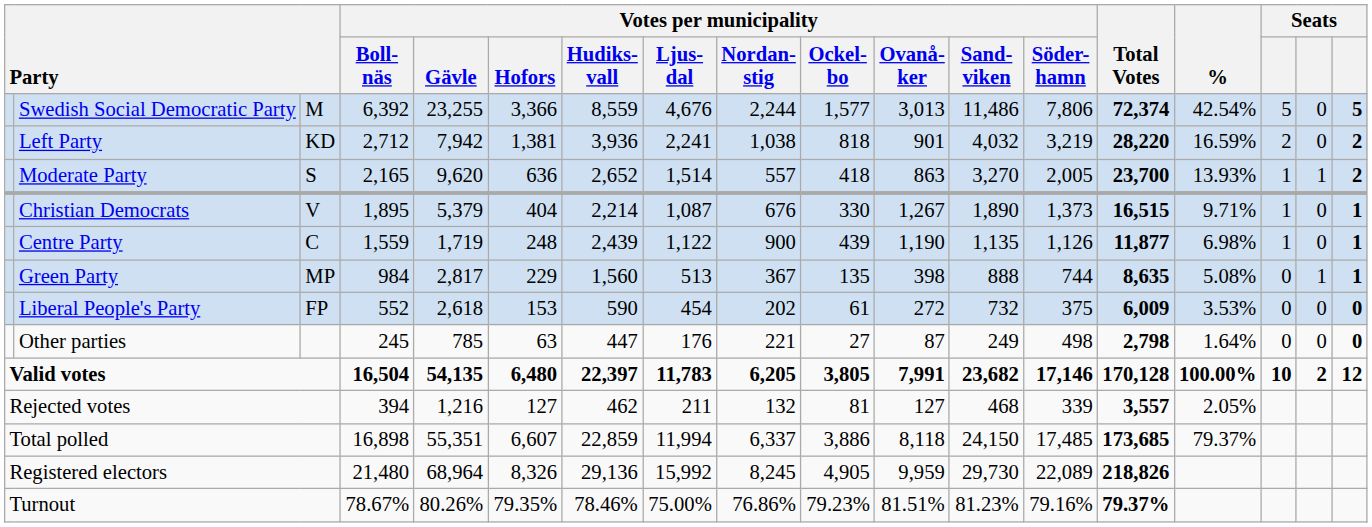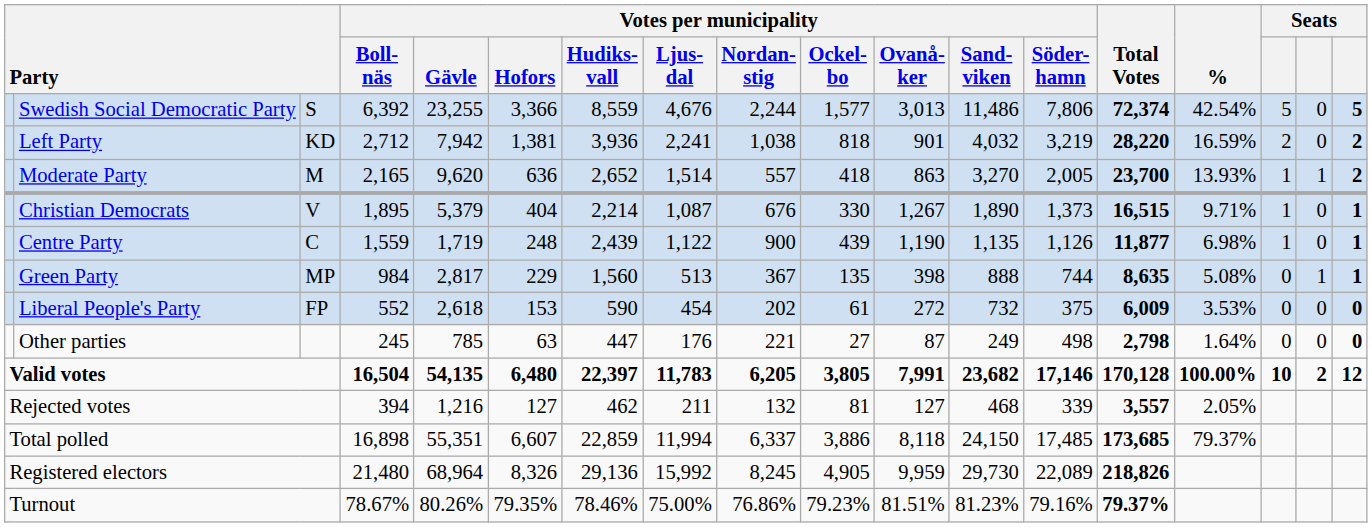(314, 109) M -> (311, 109) S
(311, 175) S -> (314, 175) M
